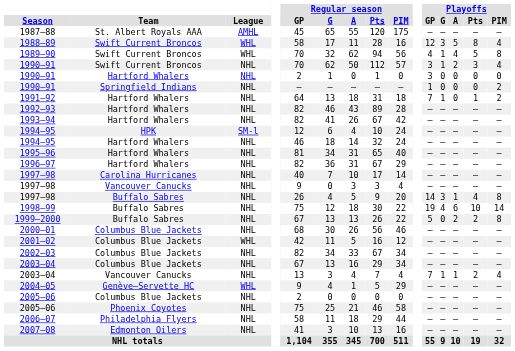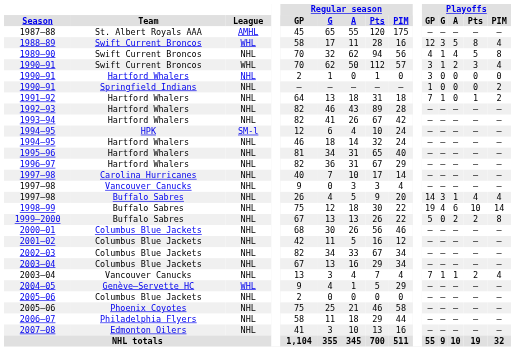(248, 54) WHL -> (248, 54) NHL
(248, 65) NHL -> (248, 65) WHL
(499, 197) 8 -> (499, 197) 4
(248, 242) WHL -> (248, 242) NHL
